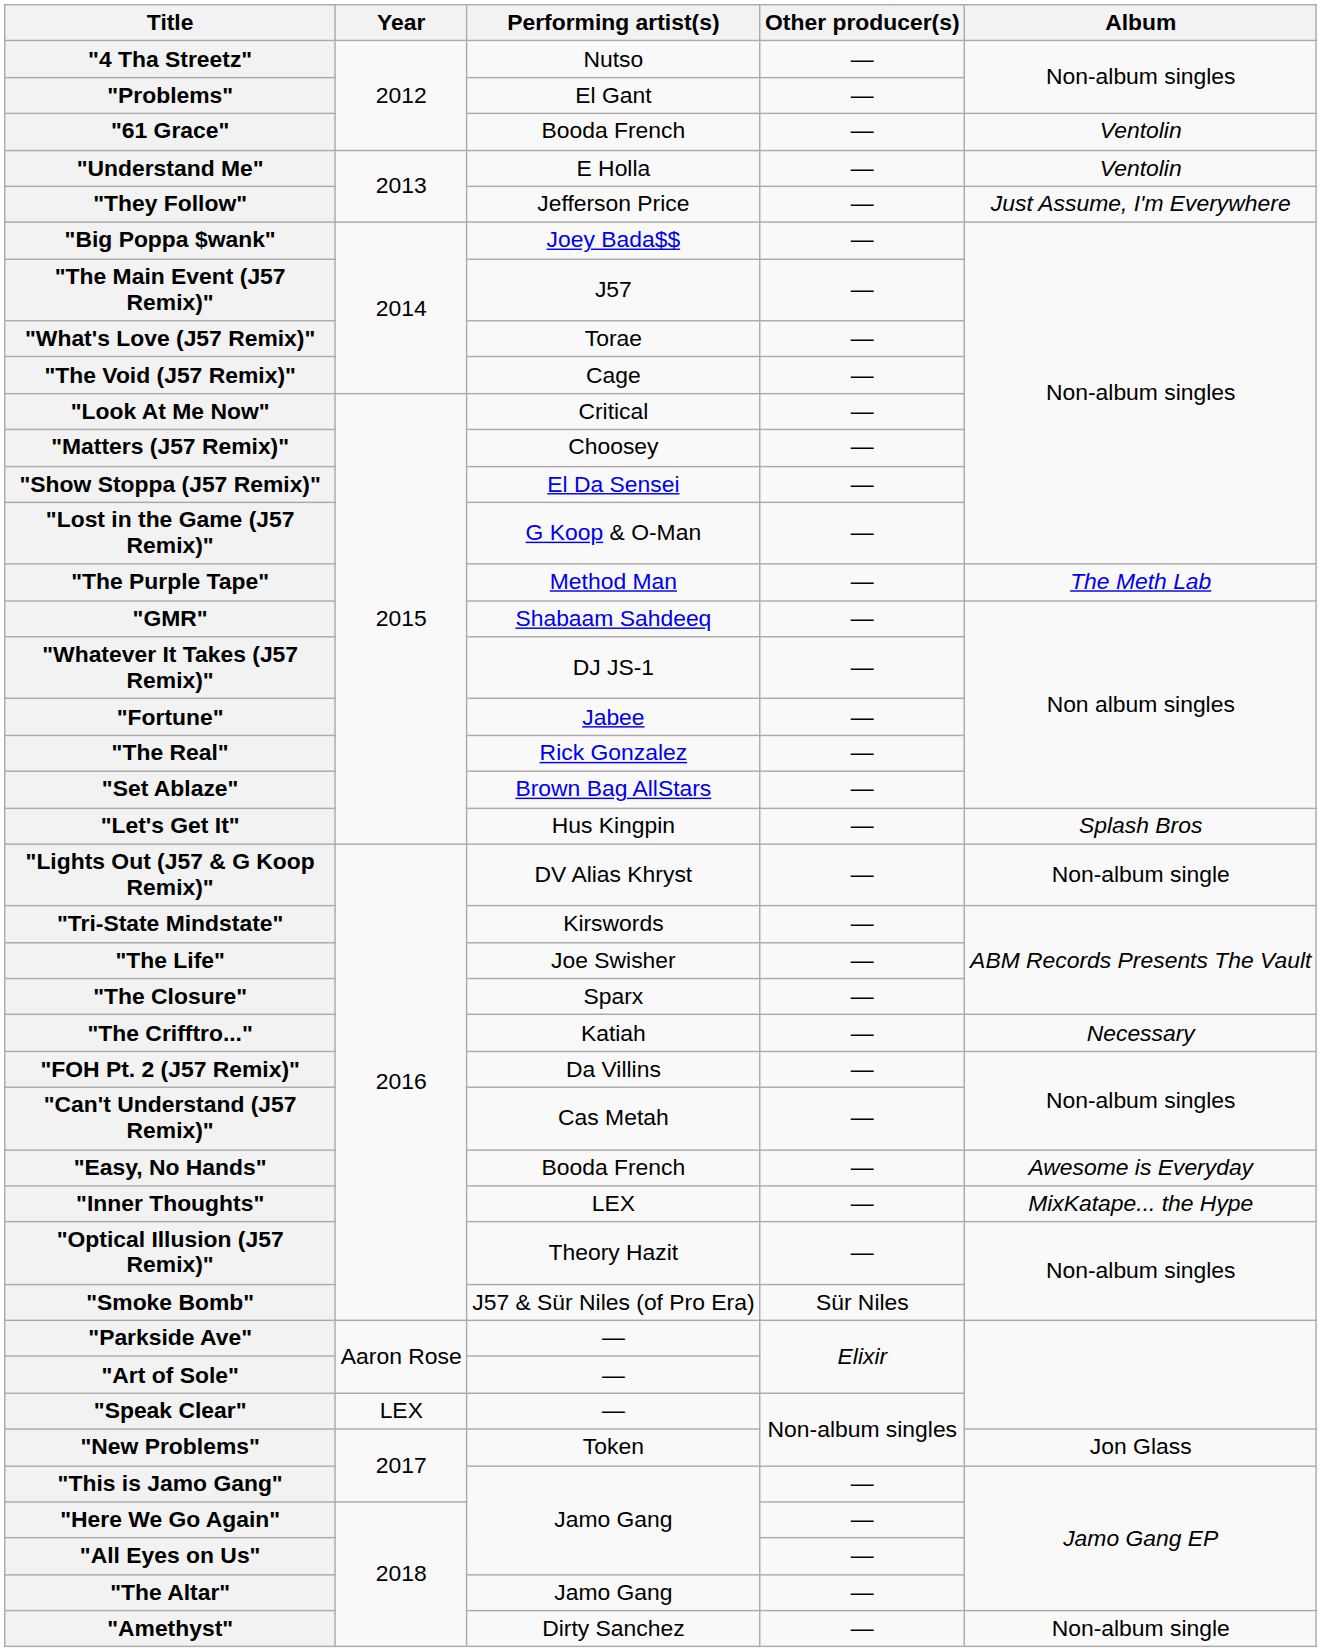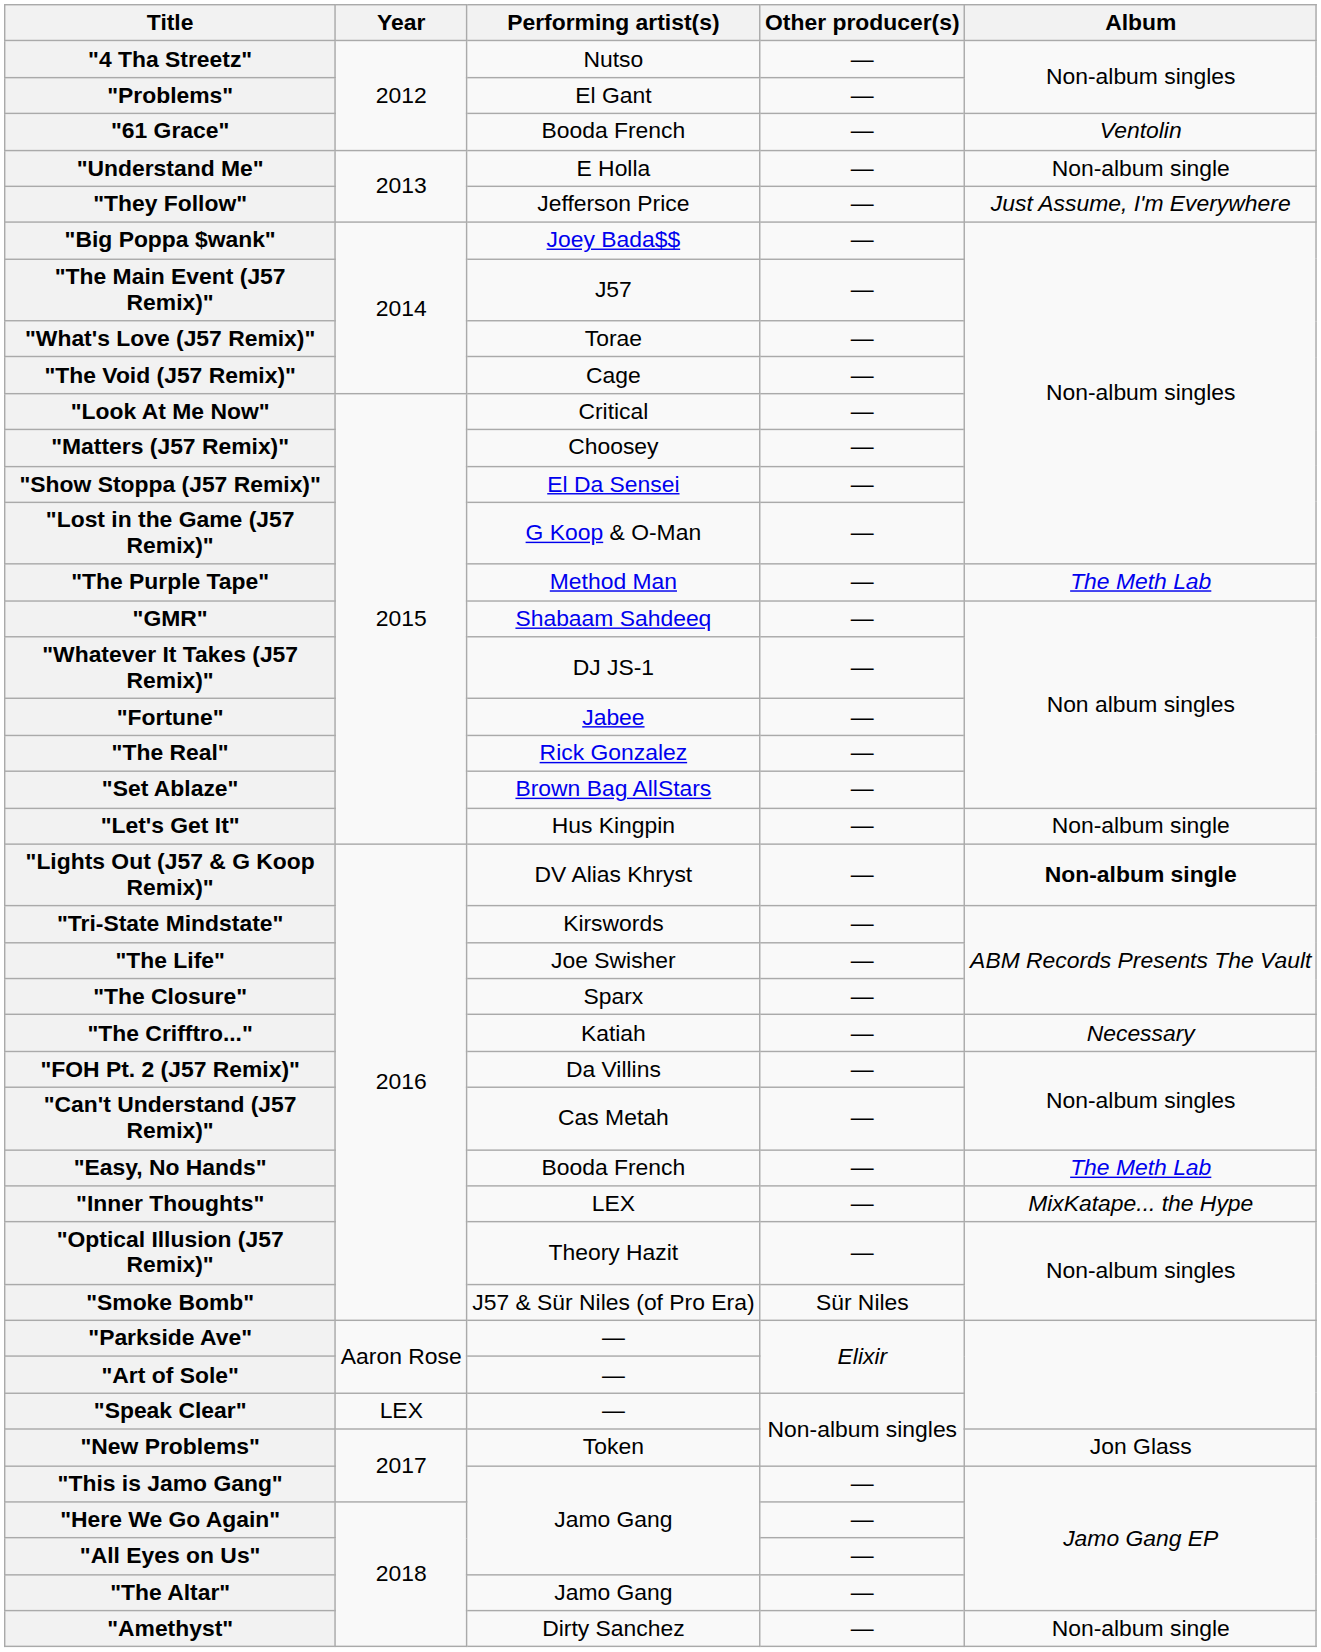(1141, 167) Ventolin -> (1141, 167) Non-album single
(1141, 825) Splash Bros -> (1141, 825) Non-album single
(1141, 874) normal -> (1141, 874) bold
(1141, 1167) Awesome is Everyday -> (1141, 1167) The Meth Lab
